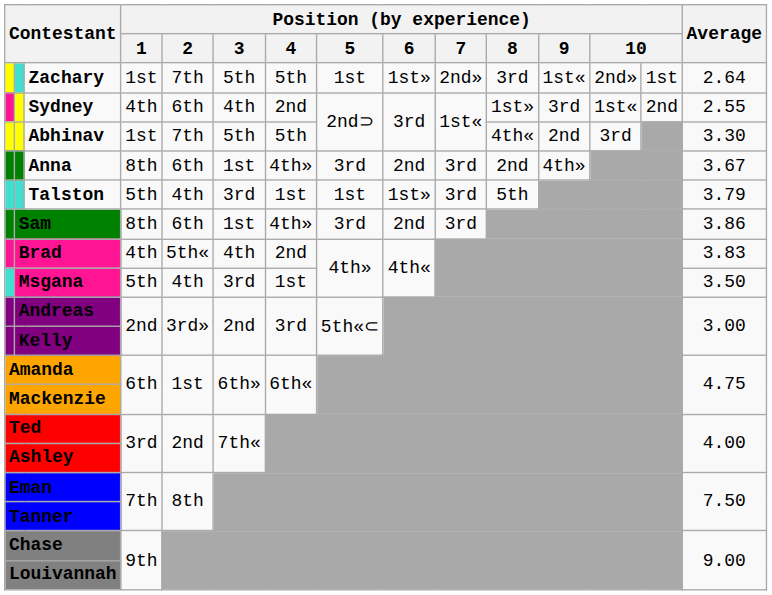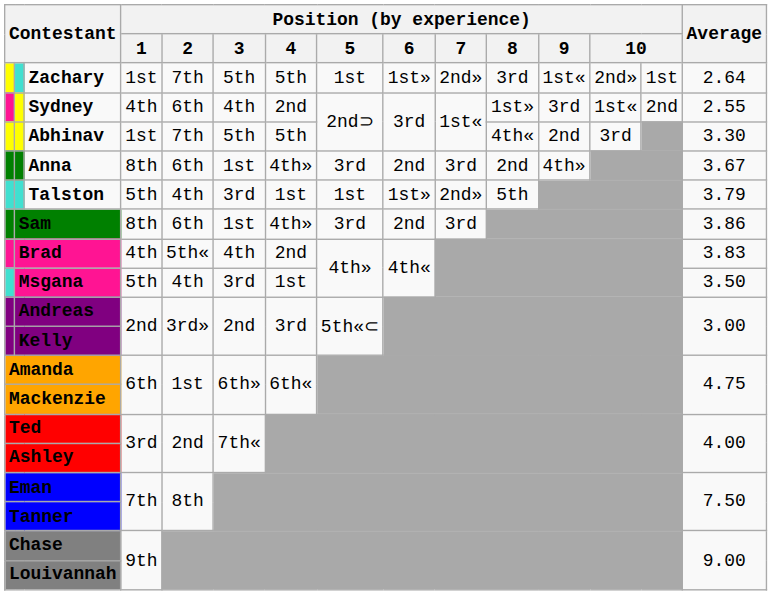(461, 195) 3rd -> (461, 195) 2nd»
